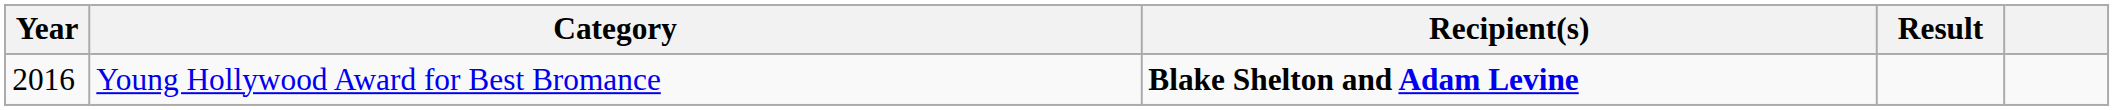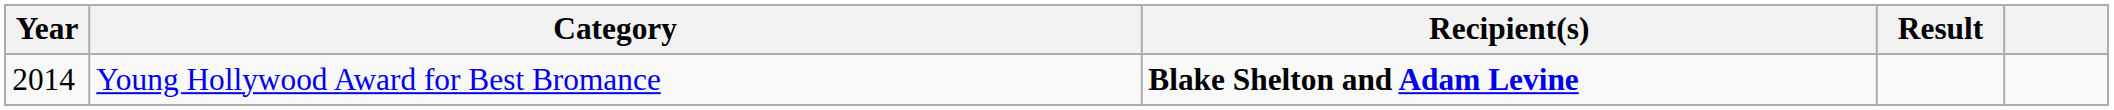(44, 79) 2016 -> (44, 79) 2014
